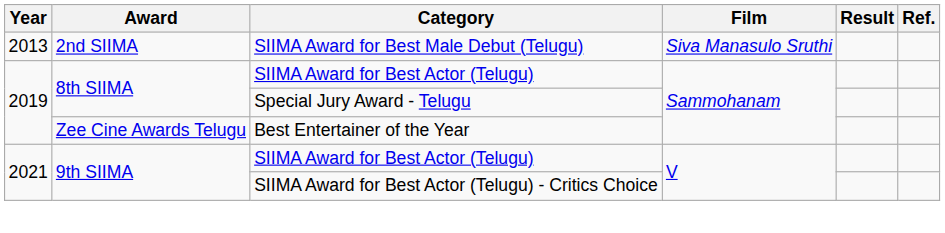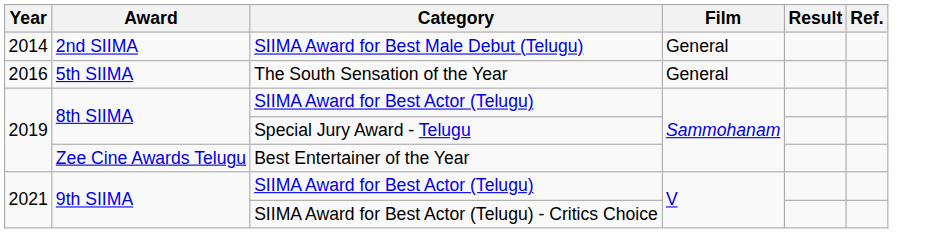(28, 46) 2013 -> (28, 46) 2014
(749, 46) Siva Manasulo Sruthi -> (697, 46) General
+ row: (95, 74)
